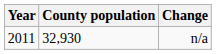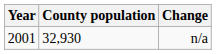(22, 37) 2011 -> (22, 37) 2001
